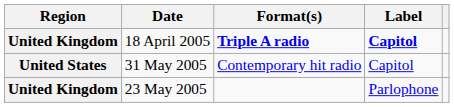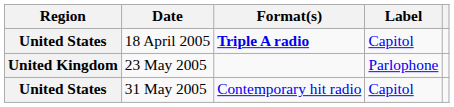(63, 41) United Kingdom -> (63, 41) United States
(393, 41) bold -> (391, 41) normal
rows swapped: (166, 89) <-> (166, 65)
